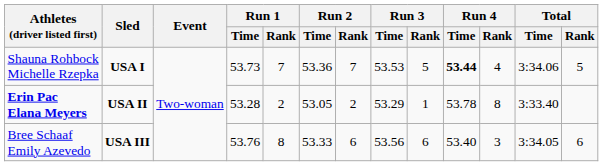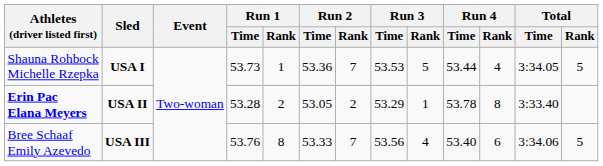(281, 66) 7 -> (281, 66) 1
(461, 66) bold -> (461, 66) normal
(539, 66) 3:34.06 -> (539, 66) 3:34.05
(353, 142) 6 -> (353, 142) 7
(425, 142) 6 -> (425, 142) 4
(497, 142) 3 -> (497, 142) 6
(539, 142) 3:34.05 -> (539, 142) 3:34.06
(580, 142) 6 -> (580, 142) 5
